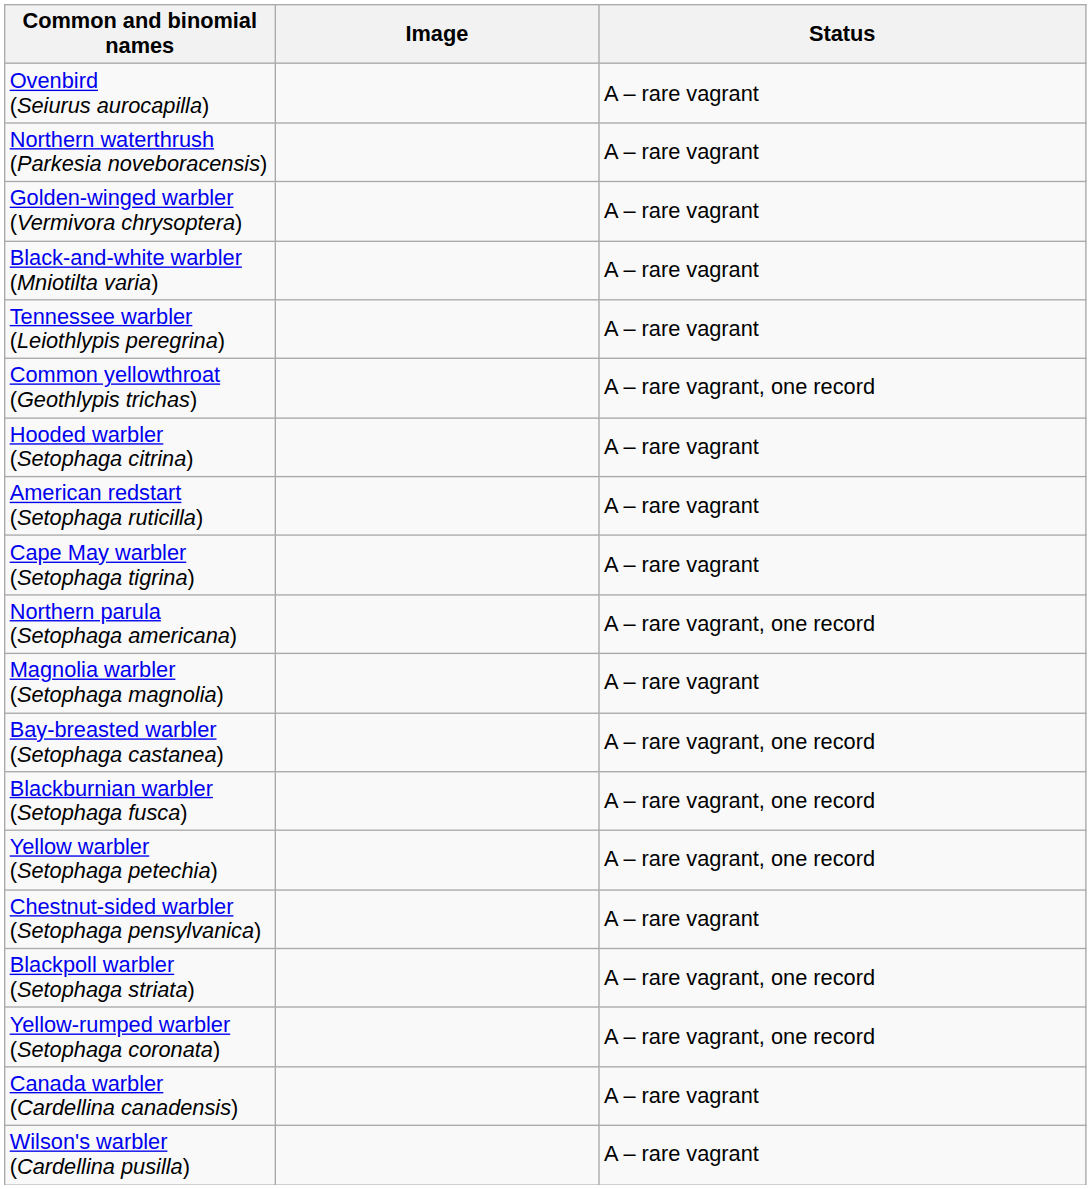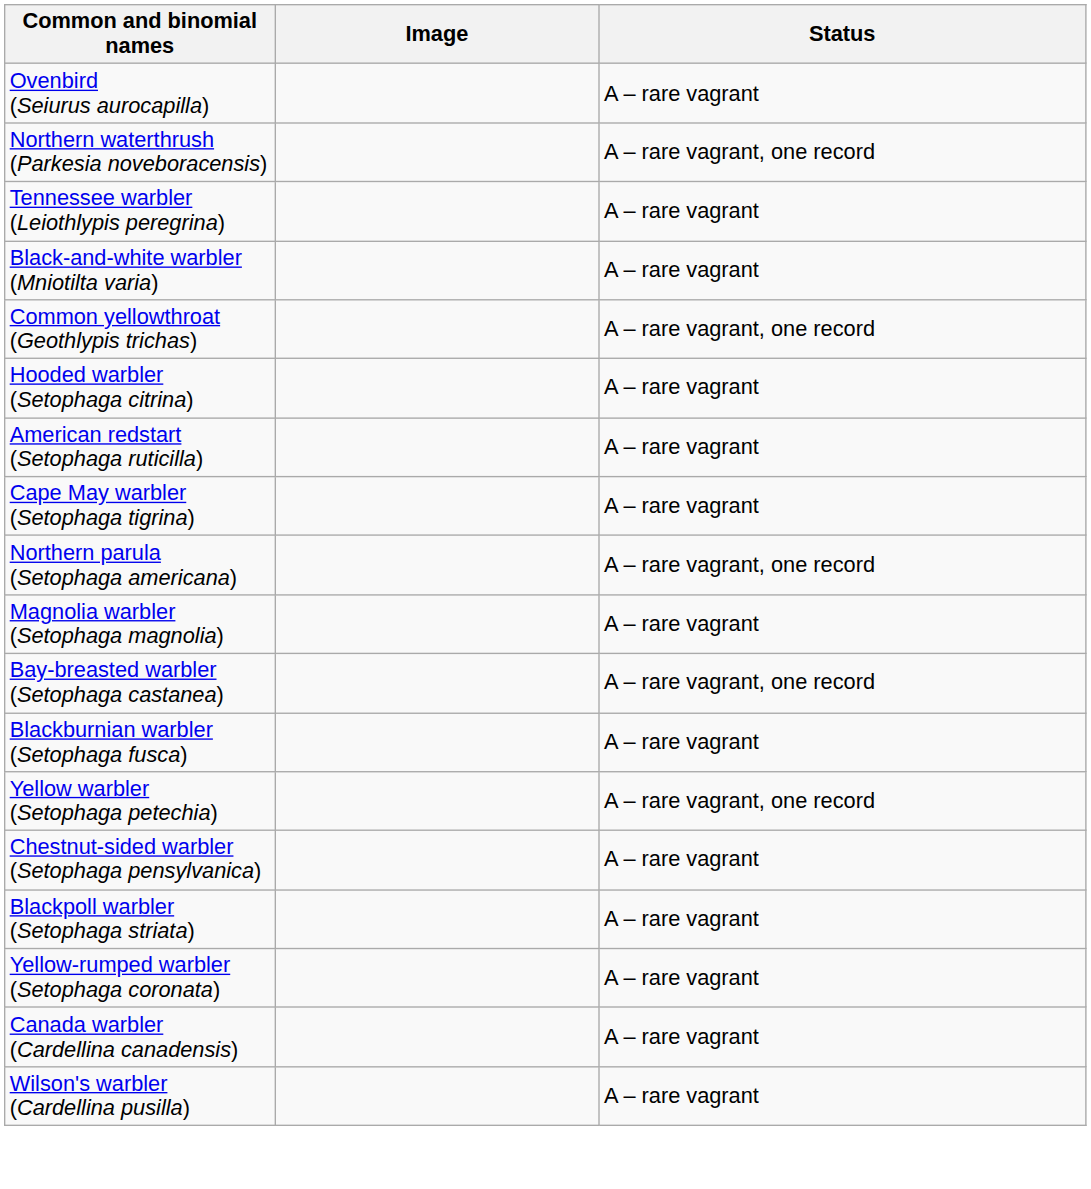(681, 151) A – rare vagrant -> (740, 151) A – rare vagrant, one record
- row: (126, 210)
rows swapped: (126, 269) <-> (117, 328)
(740, 800) A – rare vagrant, one record -> (681, 741) A – rare vagrant
(740, 977) A – rare vagrant, one record -> (681, 918) A – rare vagrant
(740, 1036) A – rare vagrant, one record -> (681, 977) A – rare vagrant
